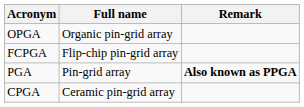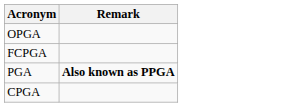- column: (120, 14)
